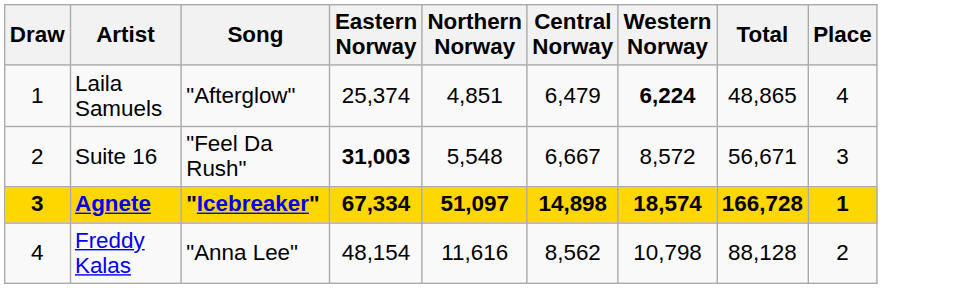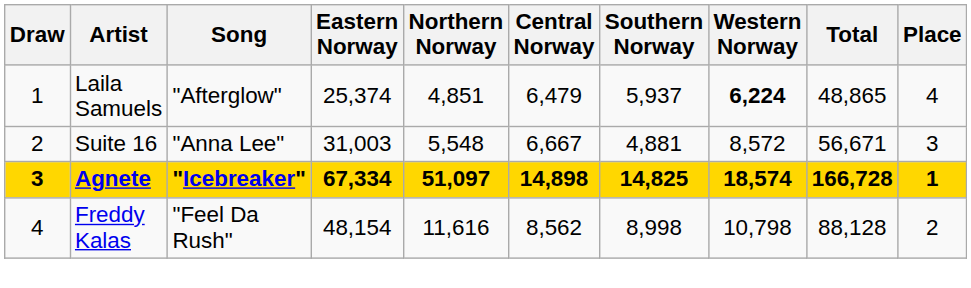+ column: (654, 34)
(229, 156) "Feel Da Rush" -> (228, 143) "Anna Lee"
(376, 156) bold -> (357, 143) normal
(242, 252) "Anna Lee" -> (216, 227) "Feel Da Rush"
